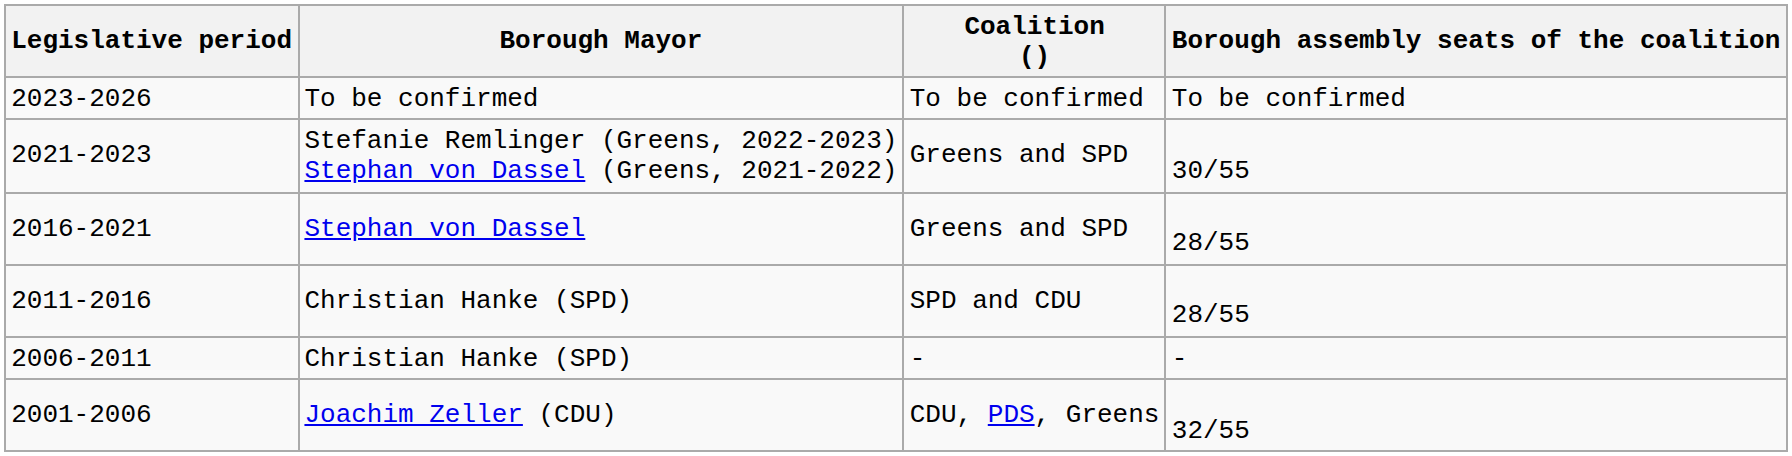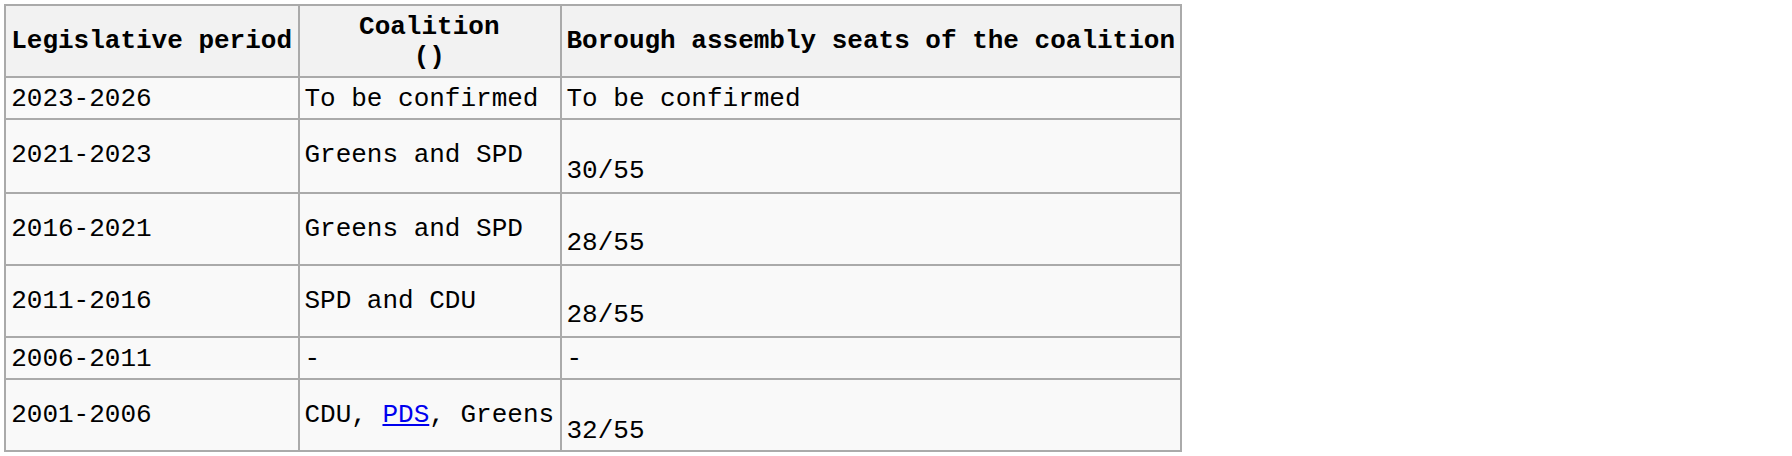- column: (601, 41)
